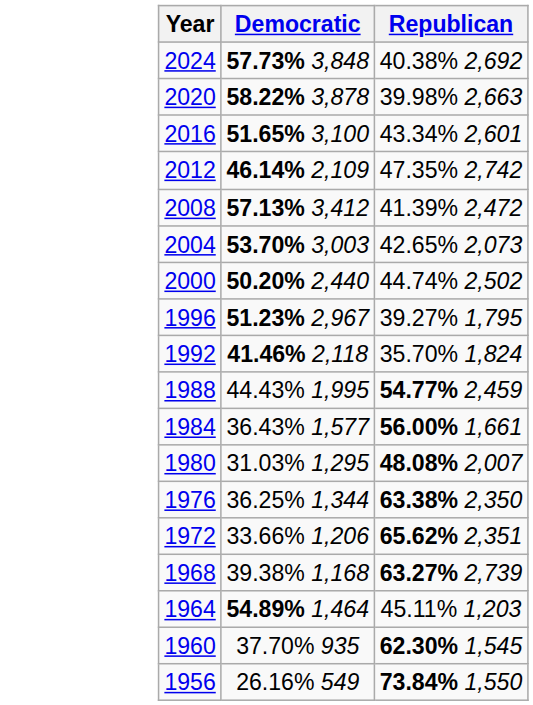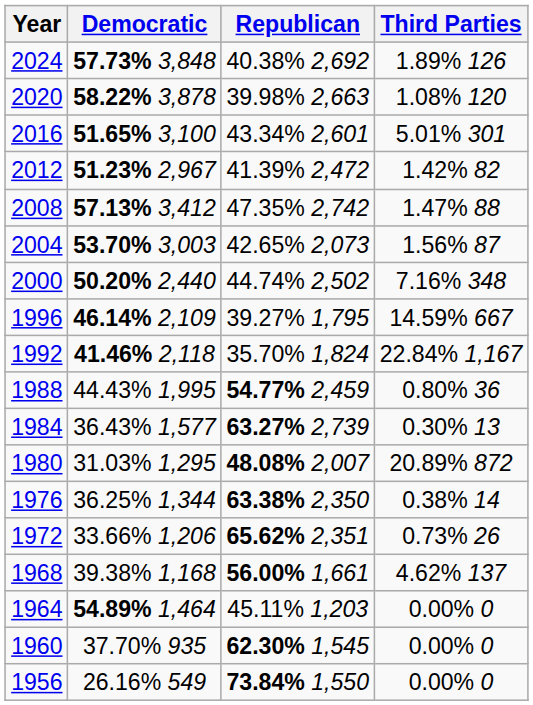+ column: (451, 24)
(298, 170) 46.14% 2,109 -> (145, 170) 51.23% 2,967
(451, 170) 47.35% 2,742 -> (298, 170) 41.39% 2,472
(451, 207) 41.39% 2,472 -> (298, 207) 47.35% 2,742
(298, 317) 51.23% 2,967 -> (145, 317) 46.14% 2,109
(451, 426) 56.00% 1,661 -> (298, 426) 63.27% 2,739
(451, 573) 63.27% 2,739 -> (298, 573) 56.00% 1,661
